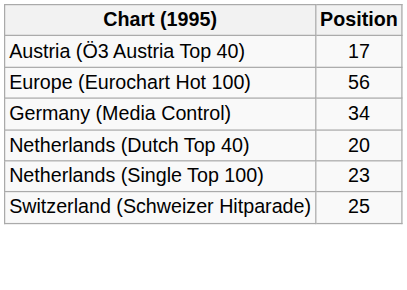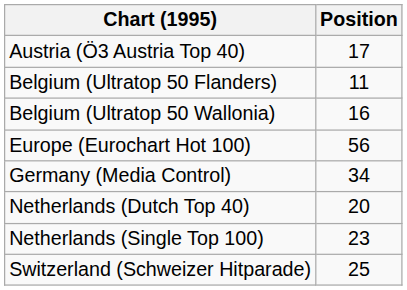+ row: (143, 82)
+ row: (142, 113)
